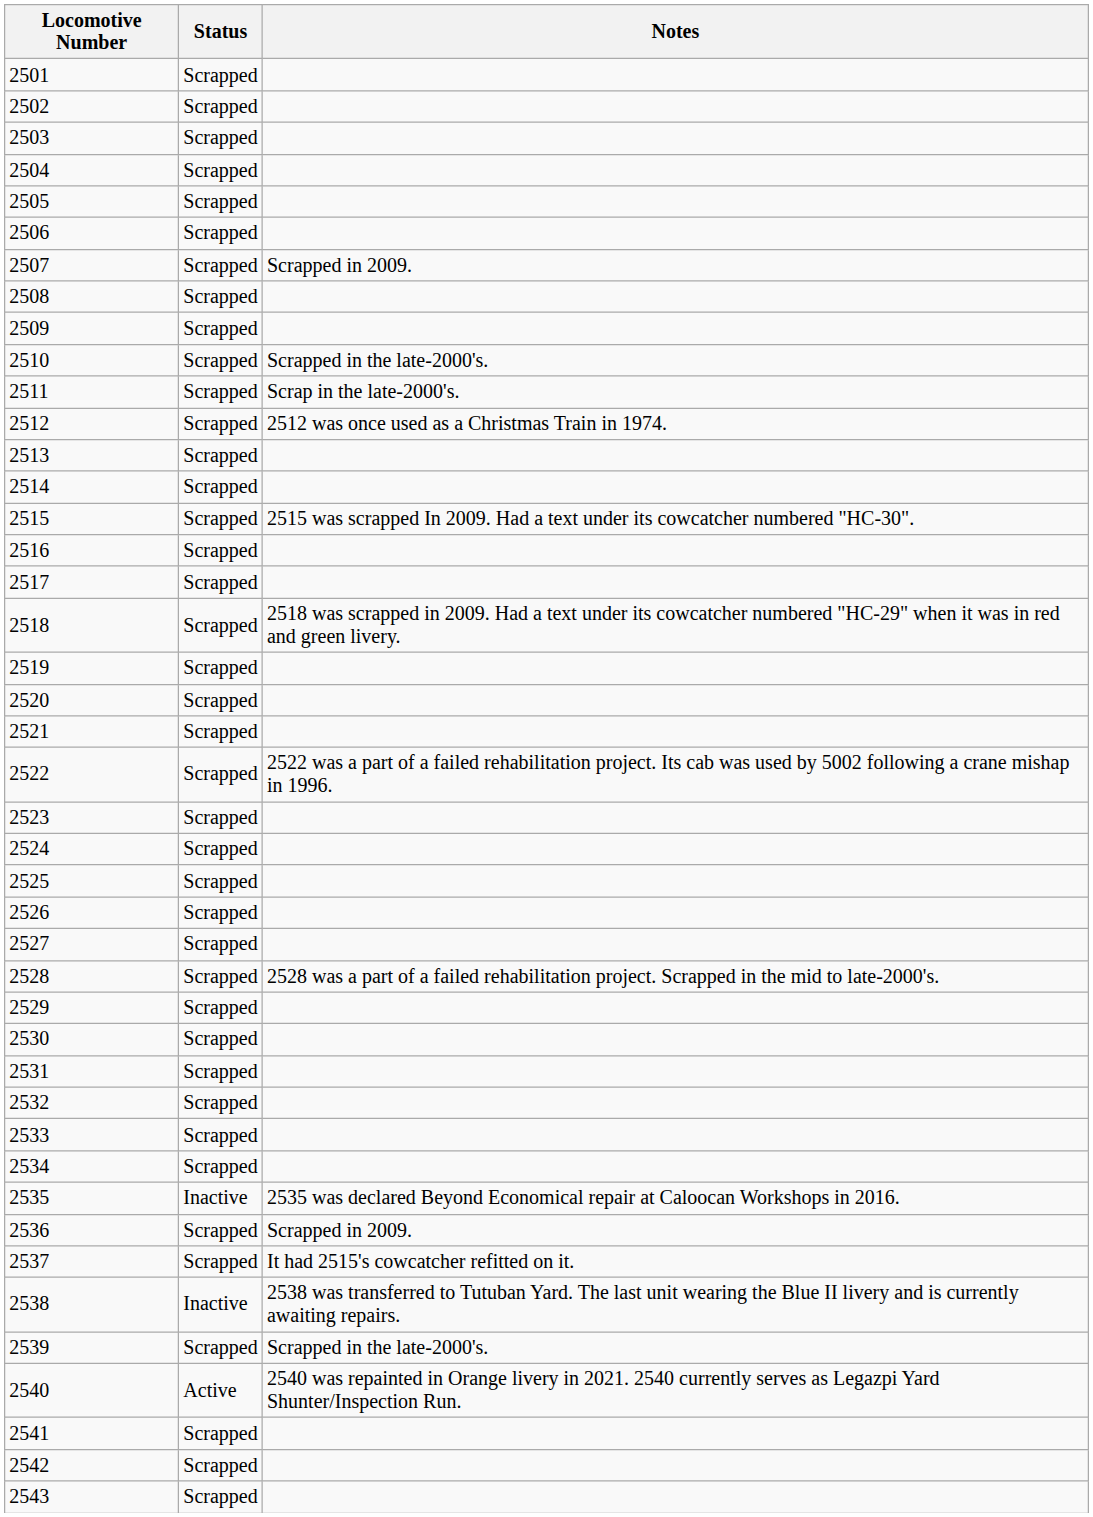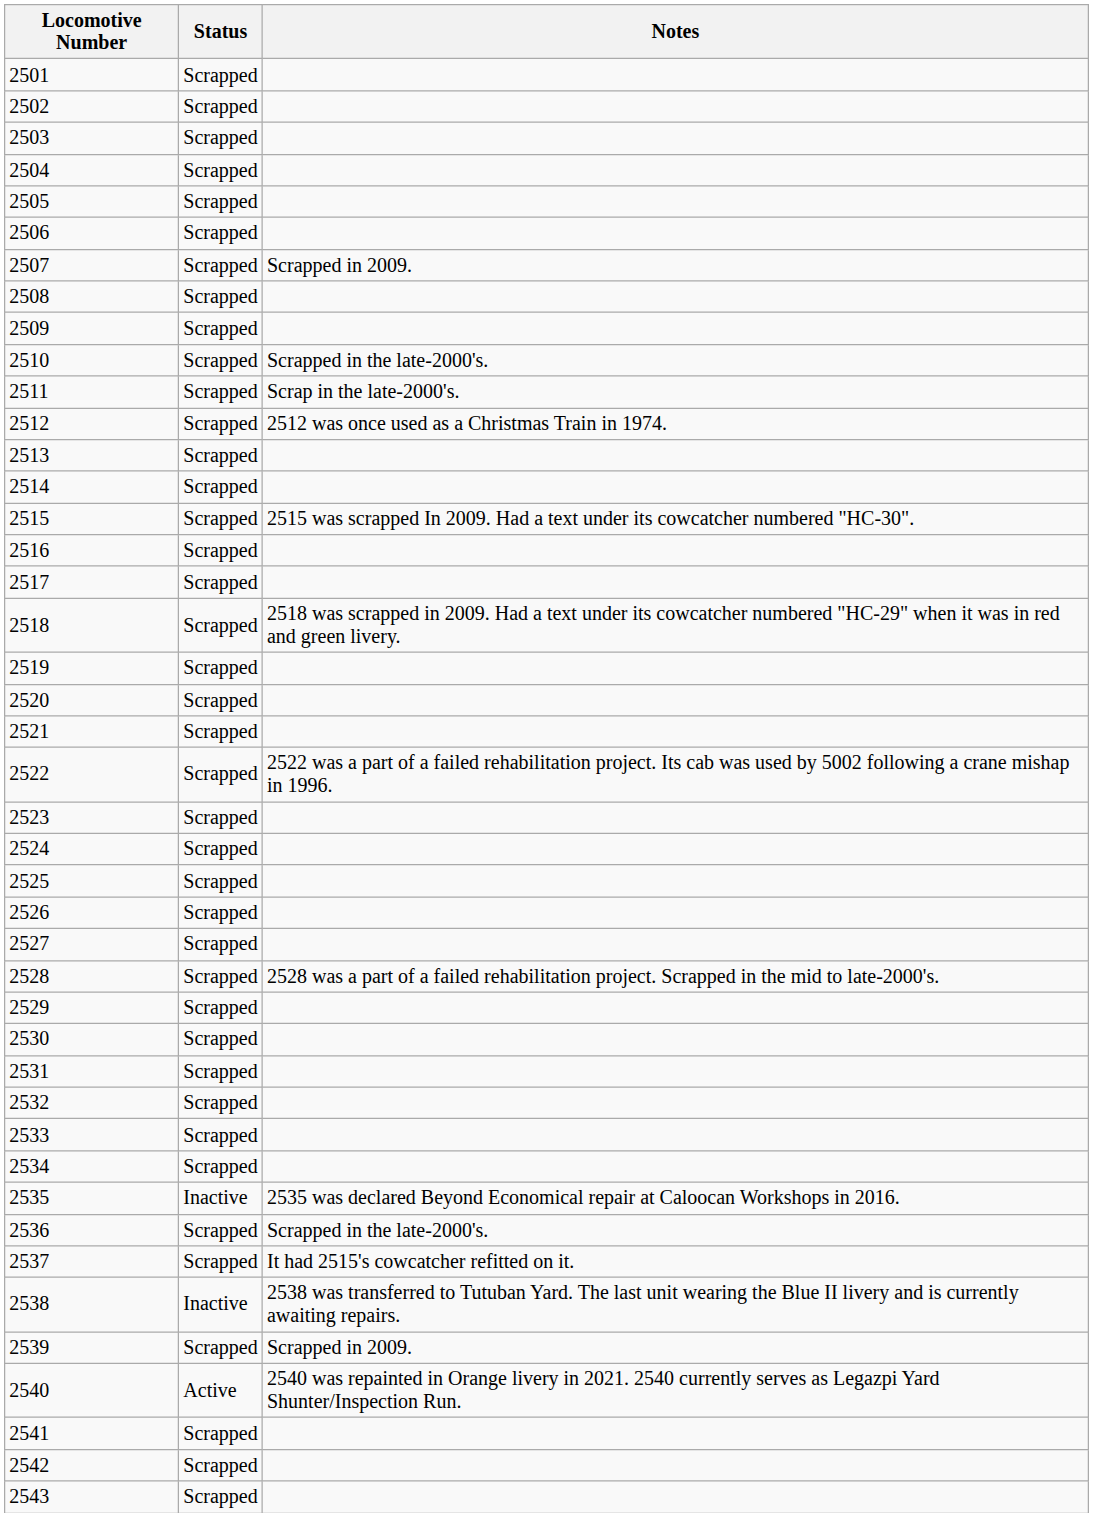(339, 1229) Scrapped in 2009. -> (378, 1229) Scrapped in the late-2000's.
(378, 1347) Scrapped in the late-2000's. -> (339, 1347) Scrapped in 2009.
